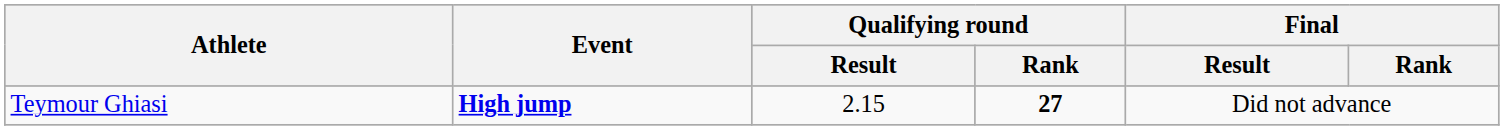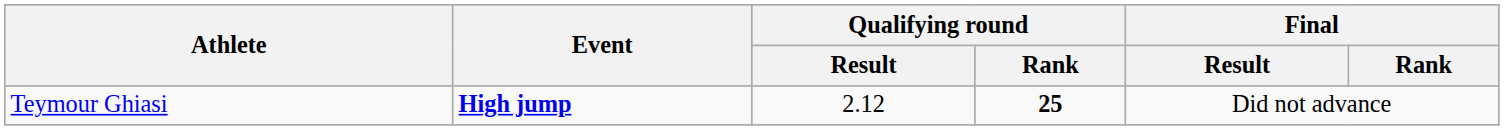(864, 105) 2.15 -> (864, 105) 2.12
(1050, 105) 27 -> (1050, 105) 25
